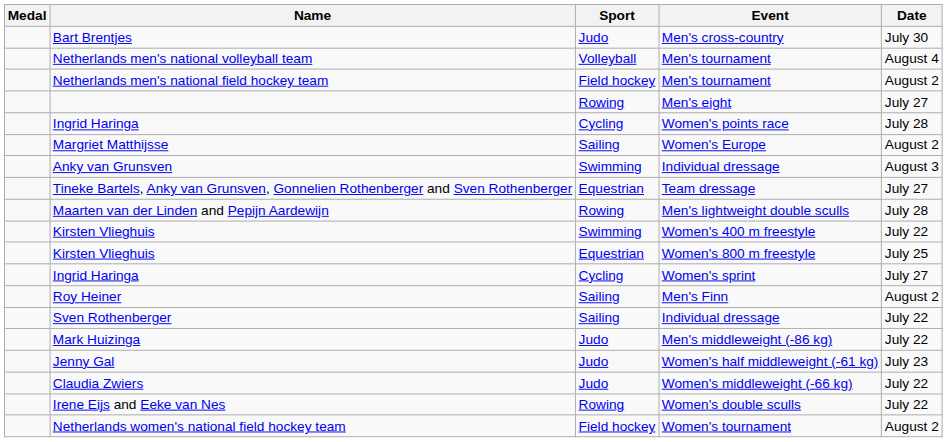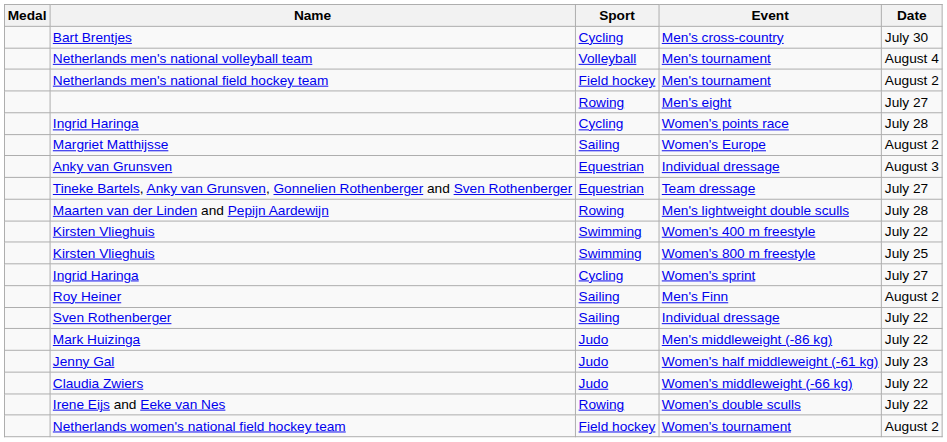(593, 37) Judo -> (601, 37) Cycling
(610, 167) Swimming -> (611, 167) Equestrian
(611, 253) Equestrian -> (610, 253) Swimming
